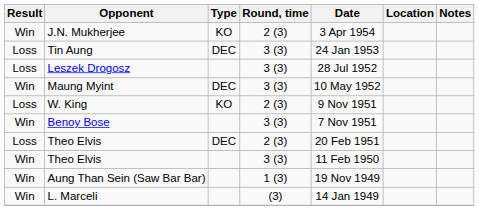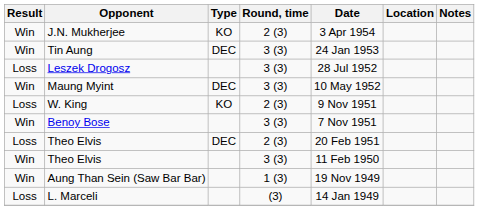(25, 50) Loss -> (25, 50) Win
(25, 196) Win -> (25, 196) Loss
